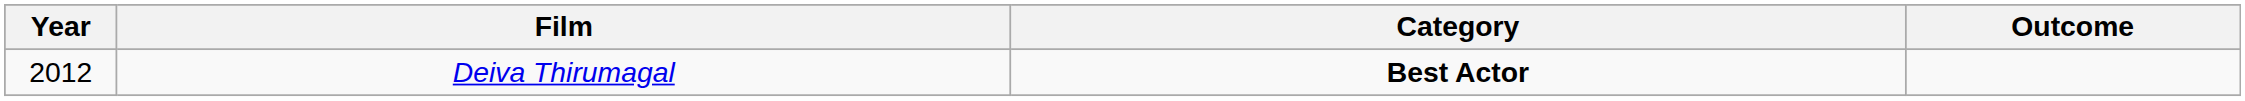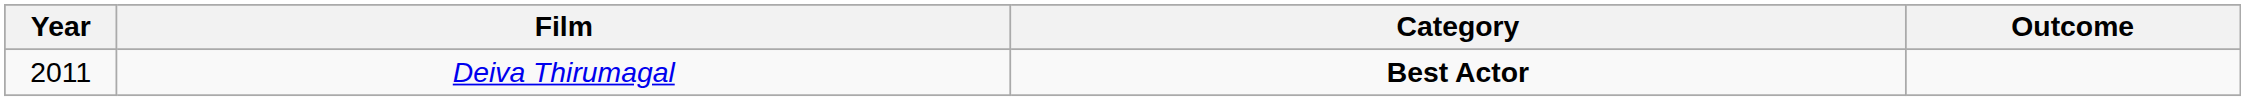(61, 71) 2012 -> (61, 71) 2011
